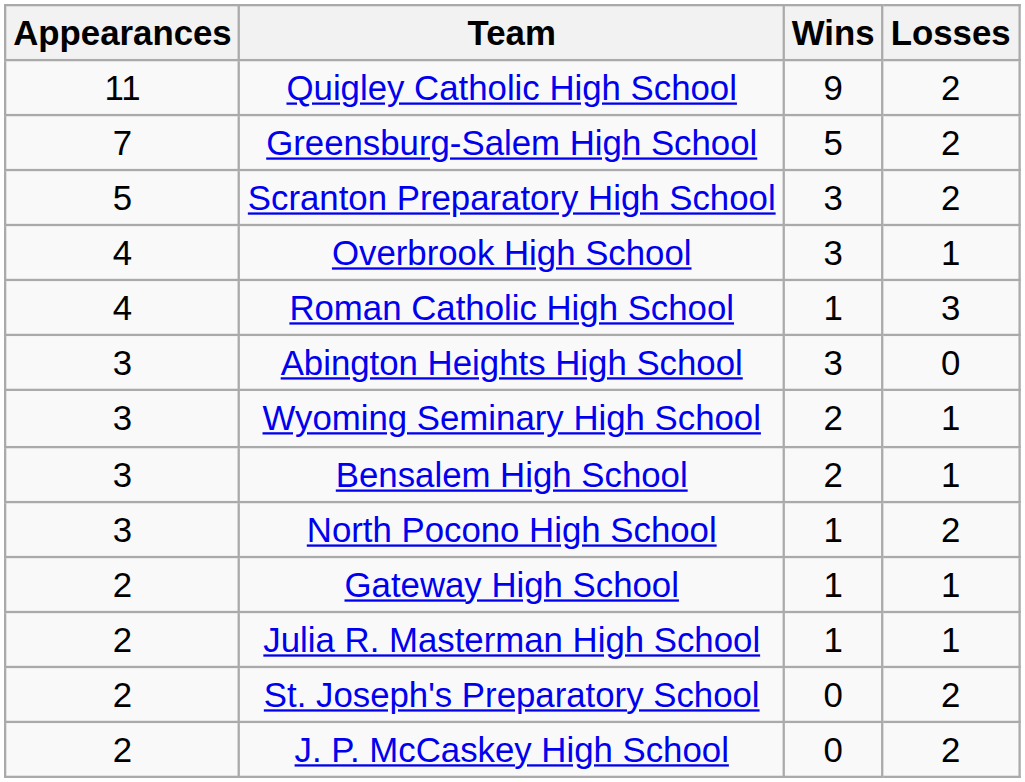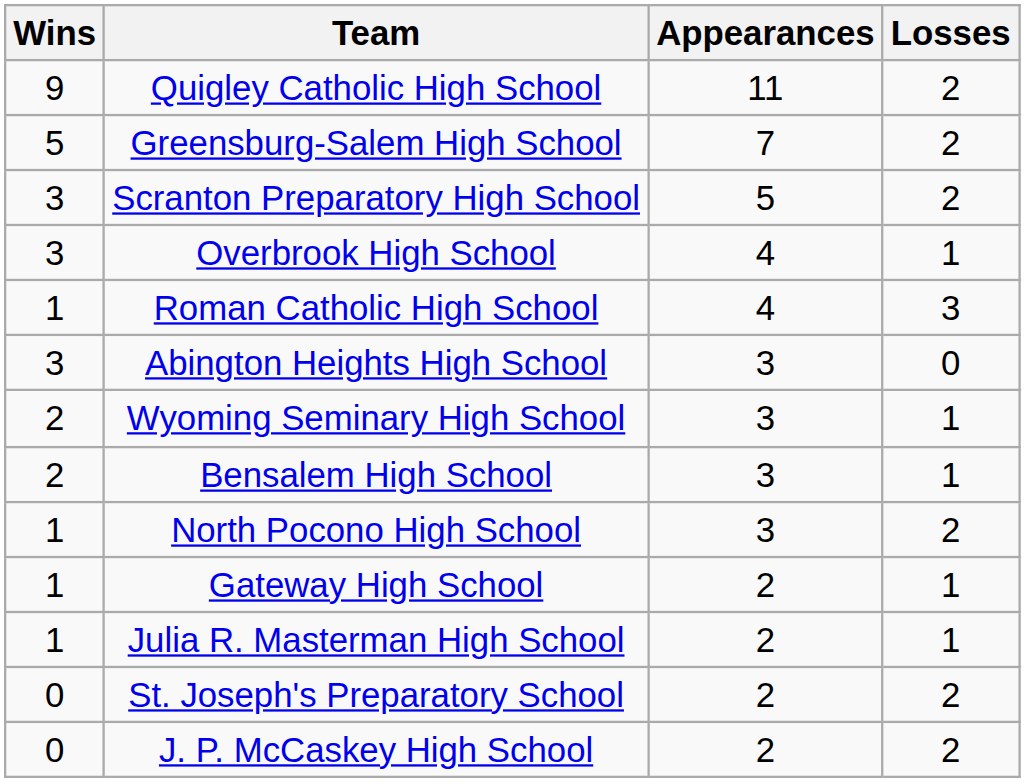columns swapped: (122, 33) <-> (833, 33)
